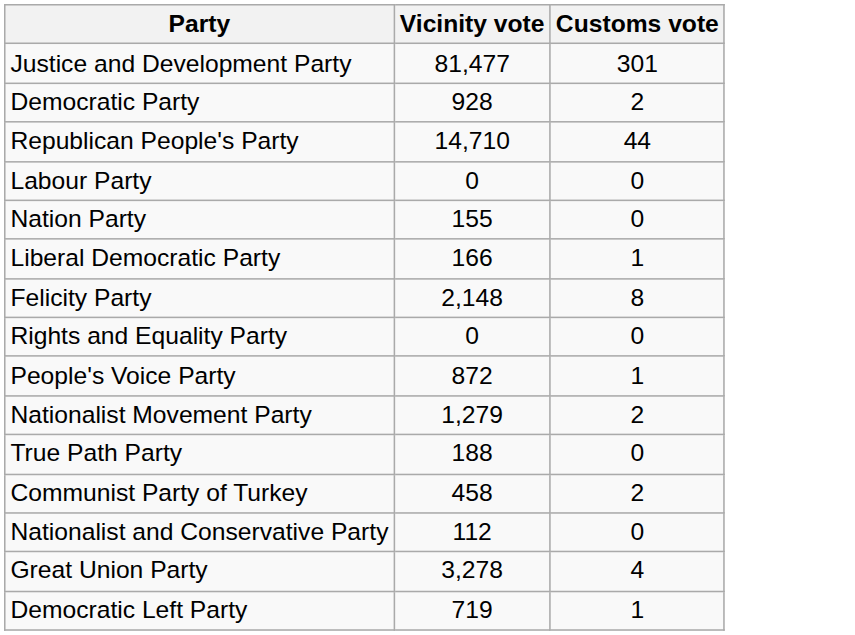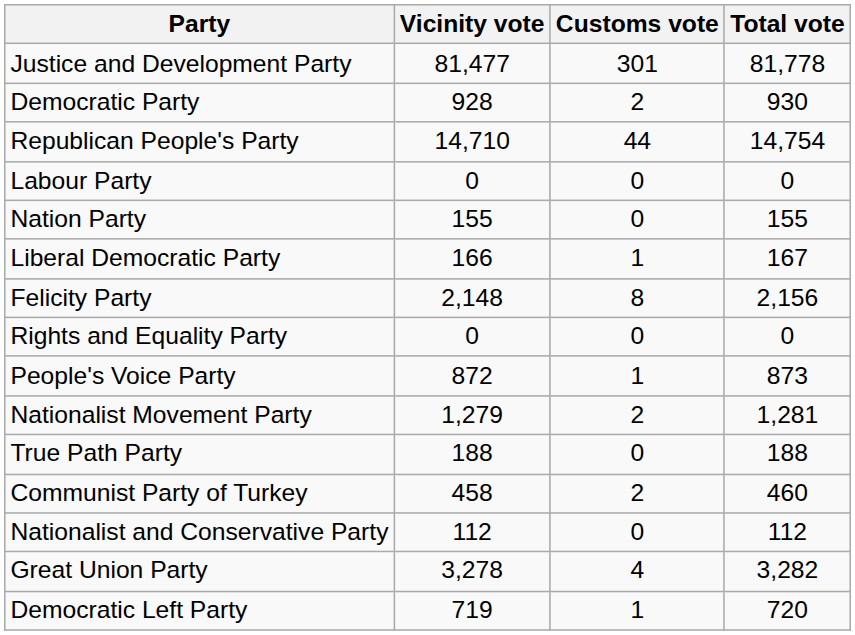+ column: (787, 24)
